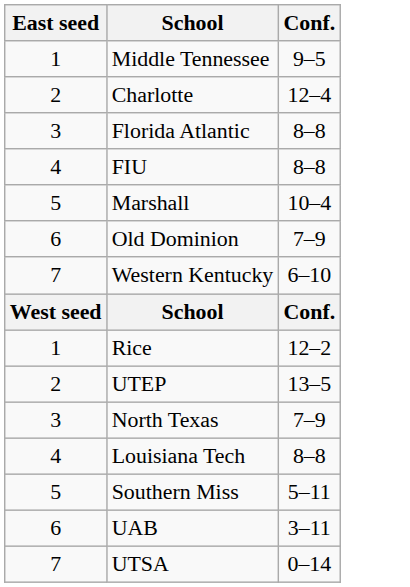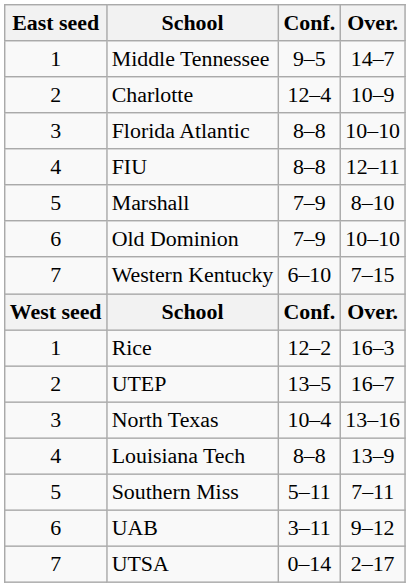+ column: (373, 22)
(309, 203) 10–4 -> (309, 203) 7–9
(309, 419) 7–9 -> (309, 419) 10–4
